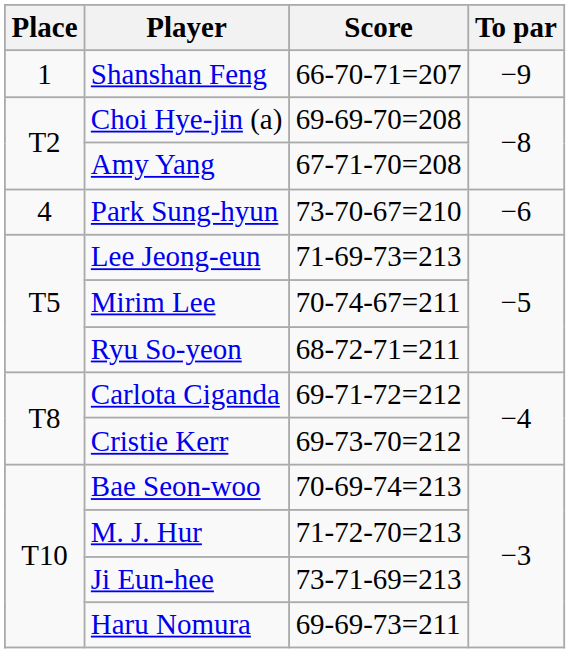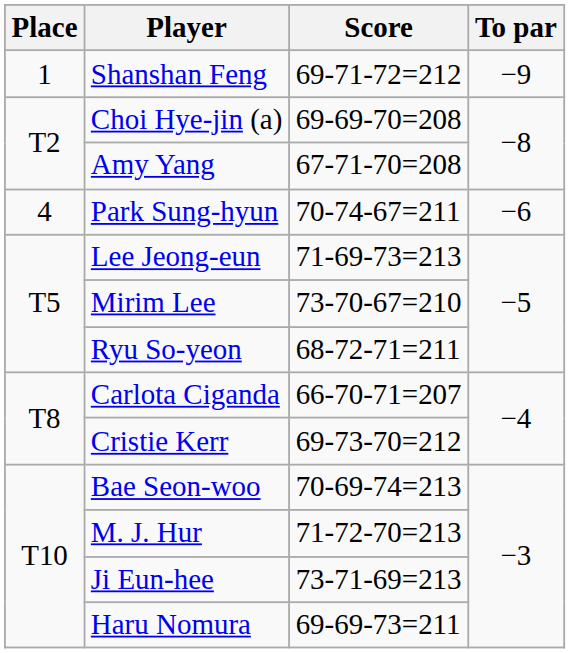(379, 73) 66-70-71=207 -> (379, 73) 69-71-72=212
(379, 211) 73-70-67=210 -> (378, 211) 70-74-67=211
(378, 303) 70-74-67=211 -> (379, 303) 73-70-67=210
(379, 394) 69-71-72=212 -> (379, 394) 66-70-71=207
